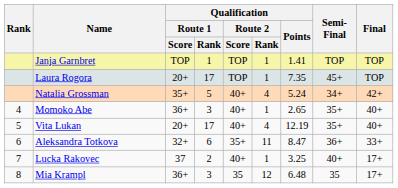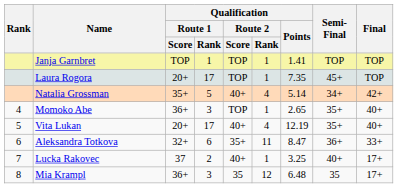(297, 93) 5.24 -> (297, 93) 5.14
(238, 110) 40+ -> (238, 110) TOP
